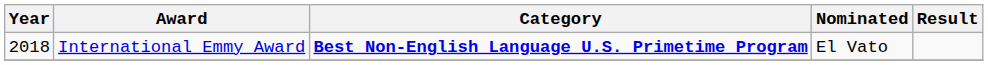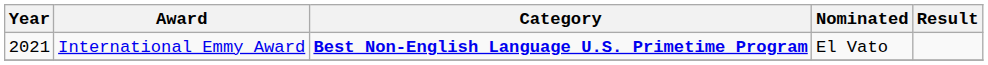(29, 47) 2018 -> (29, 47) 2021
